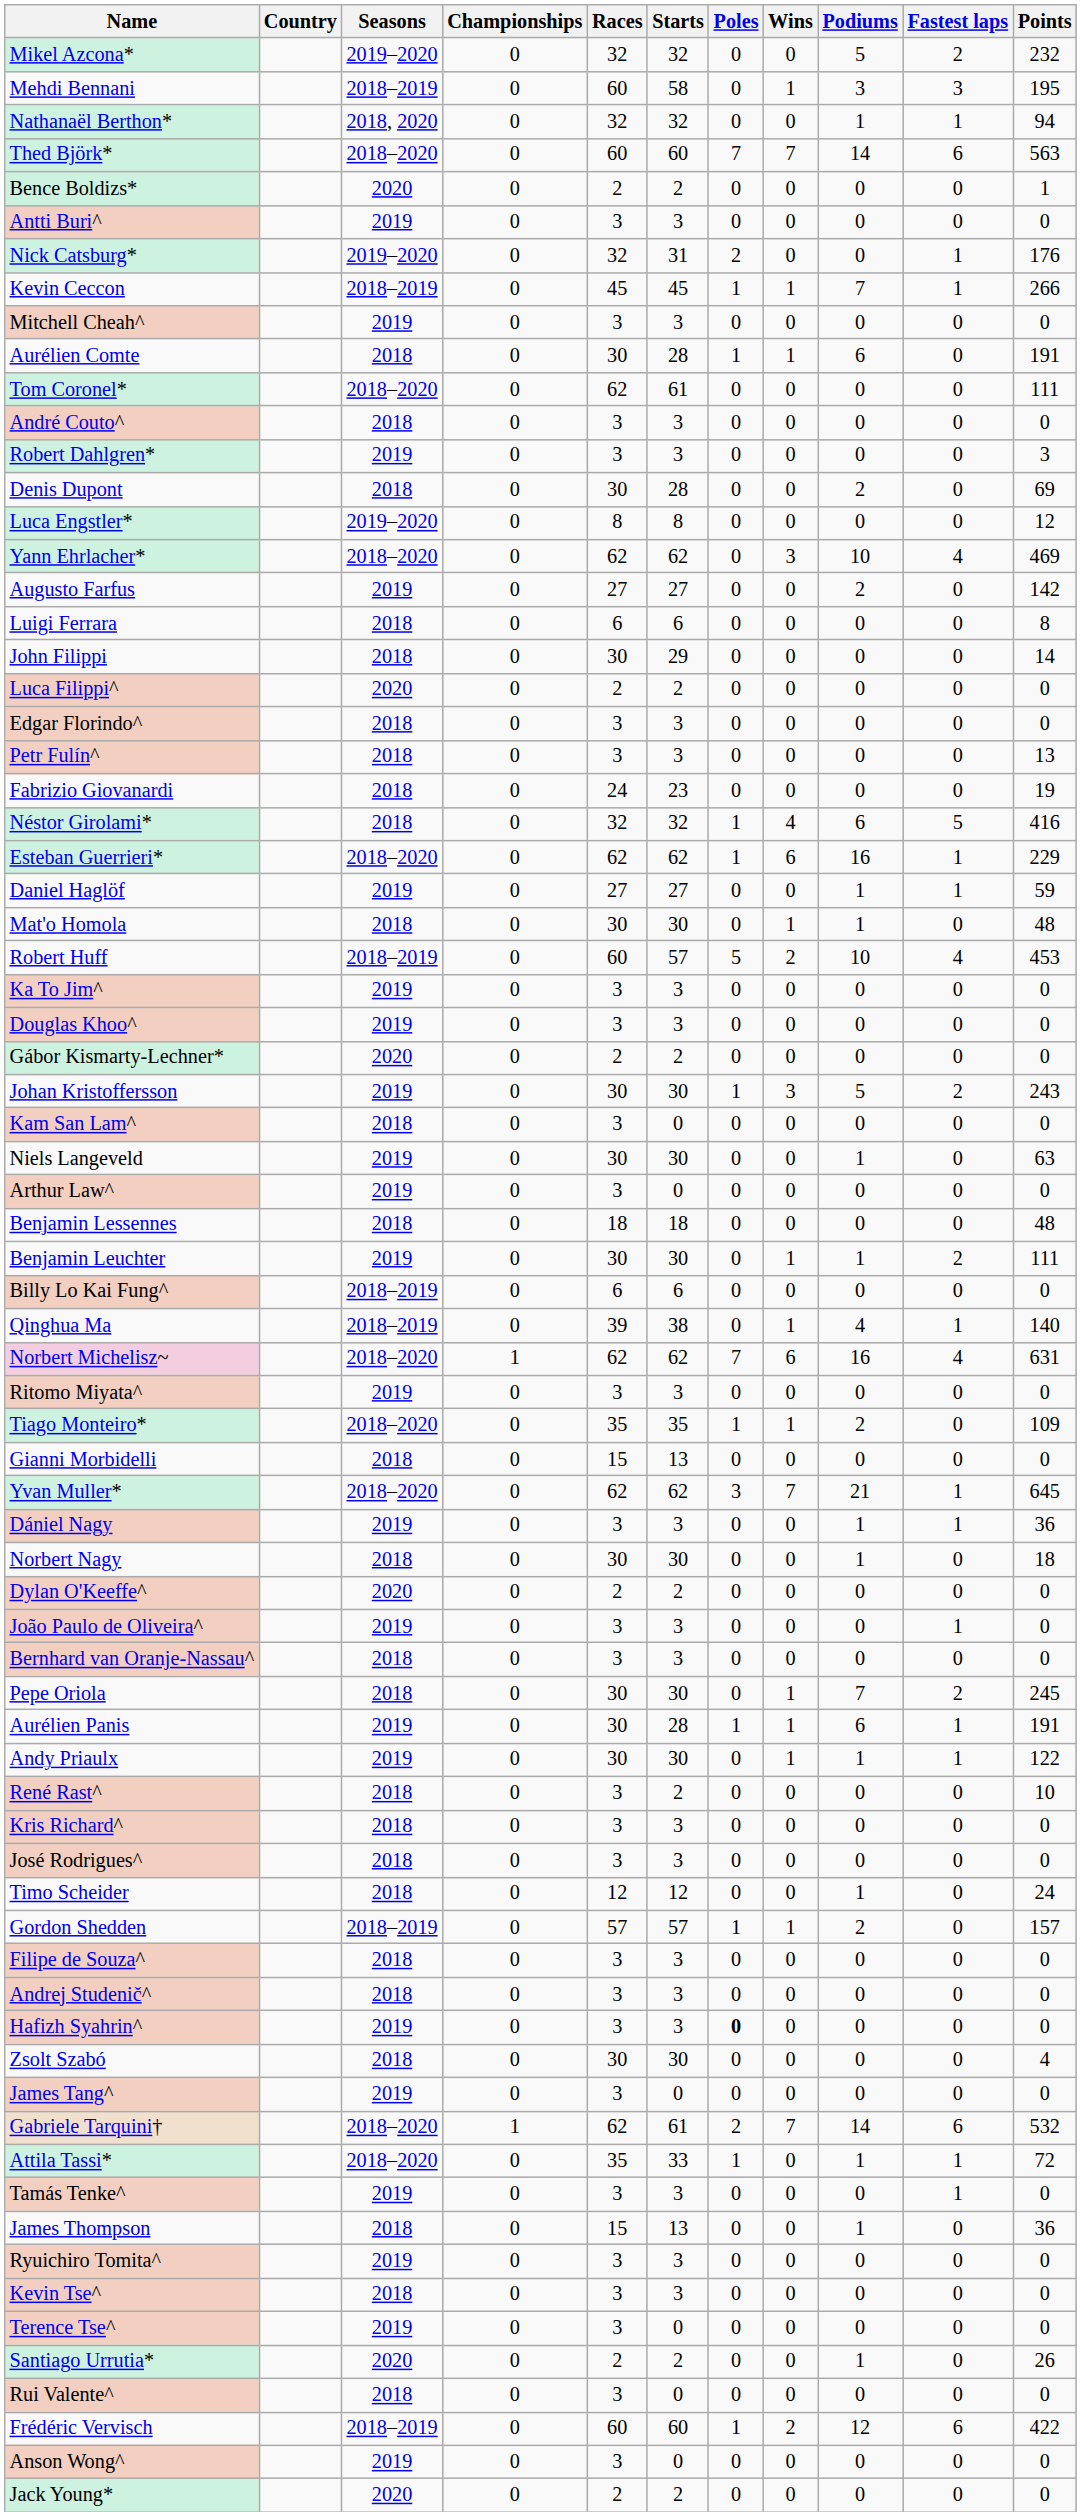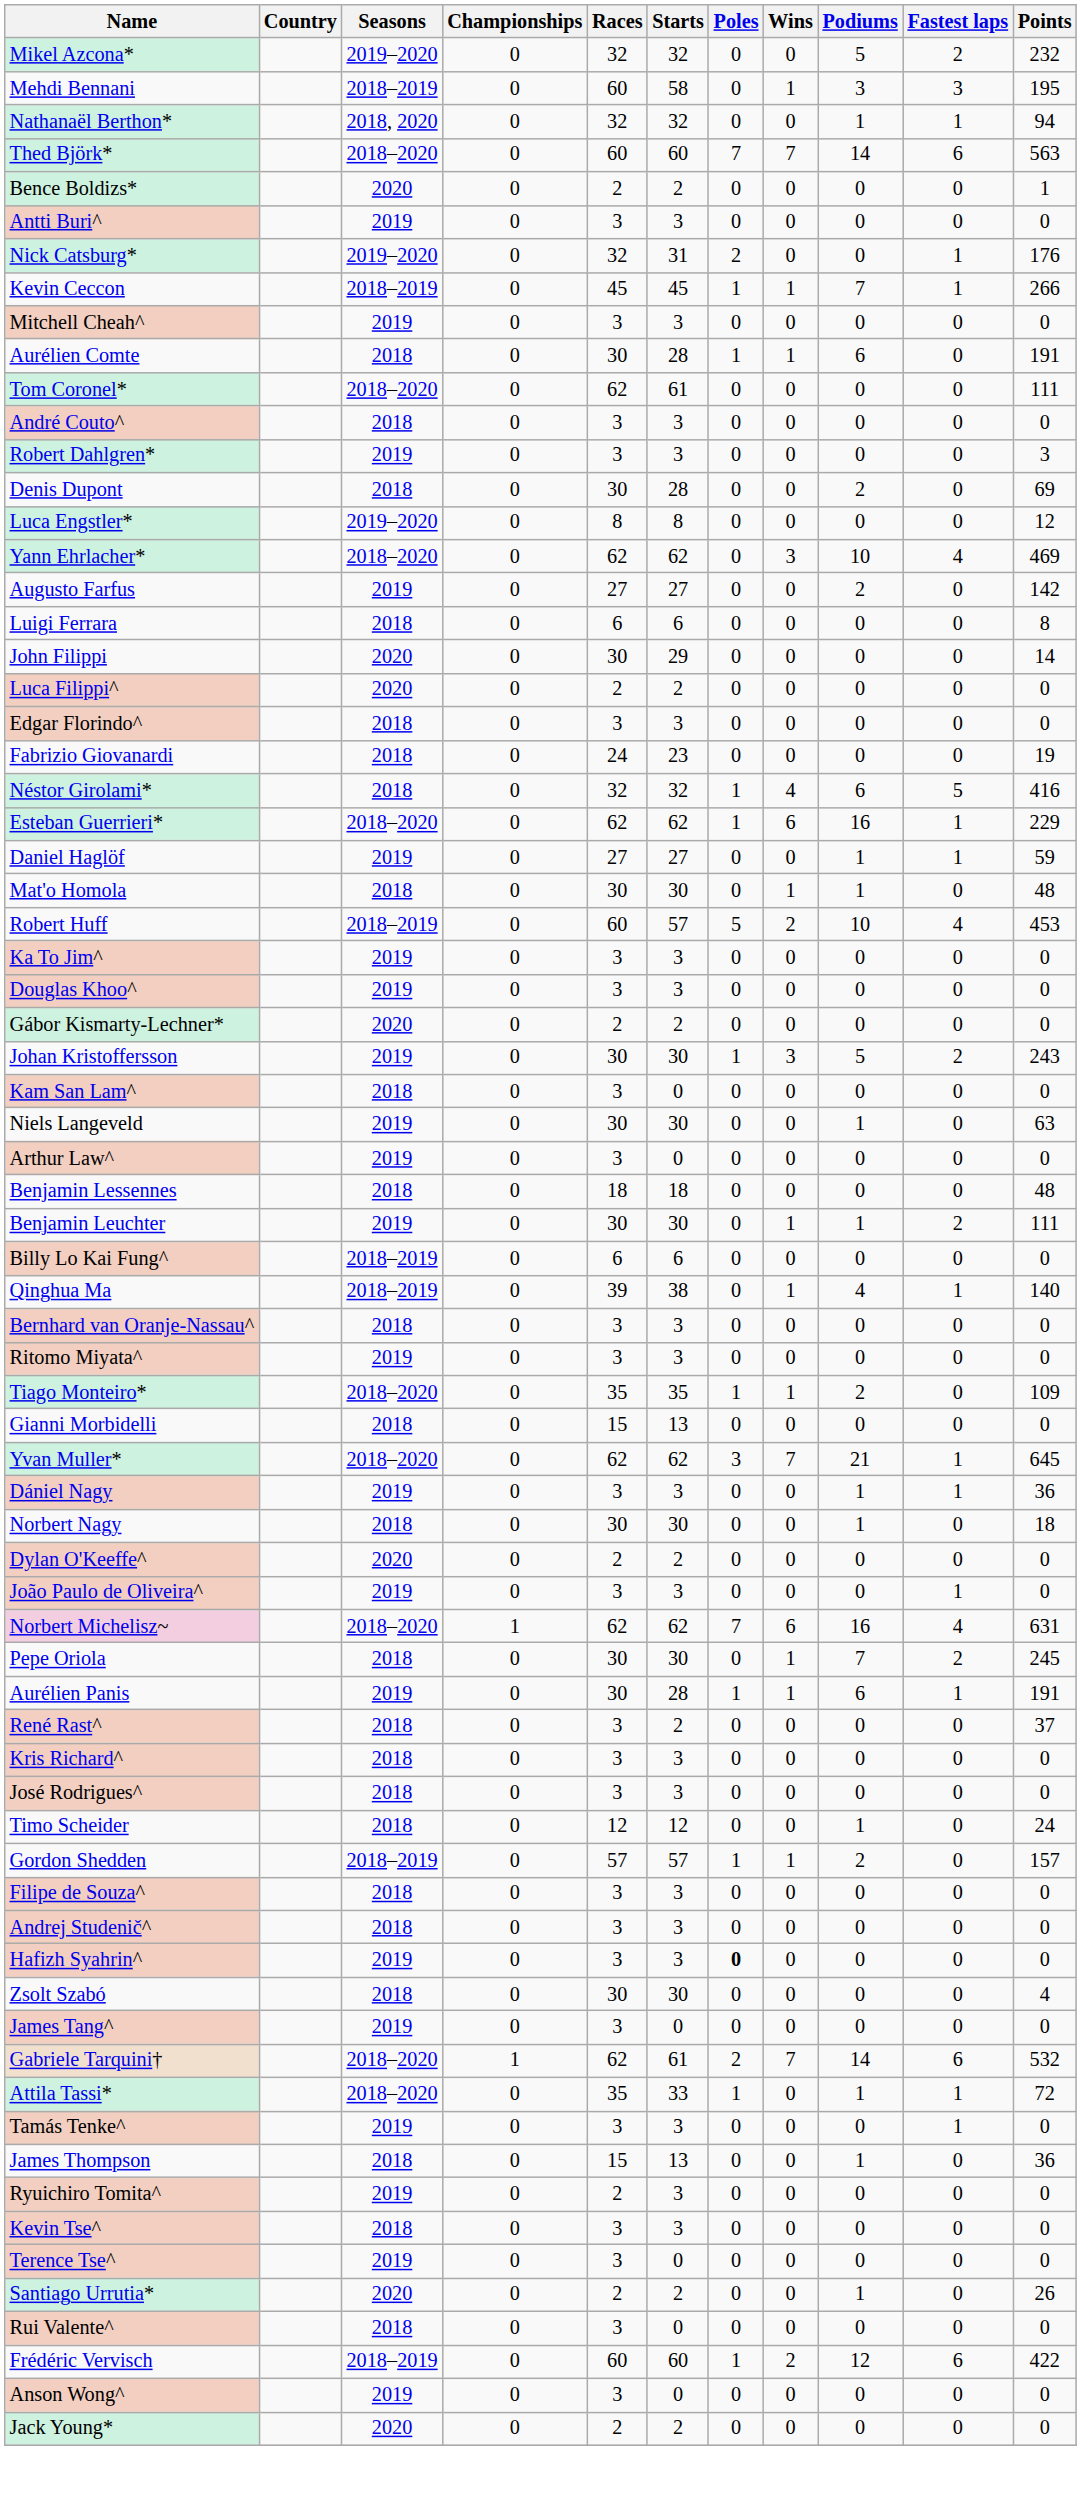(392, 656) 2018 -> (392, 656) 2020
- row: (55, 756)
rows swapped: (89, 1358) <-> (132, 1658)
- row: (64, 1759)
(1045, 1792) 10 -> (1045, 1725) 37
(617, 2260) 3 -> (617, 2193) 2
